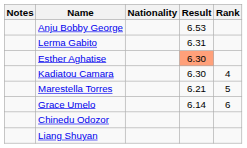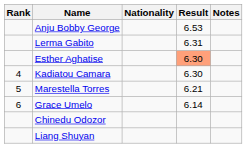columns swapped: (228, 12) <-> (20, 12)
